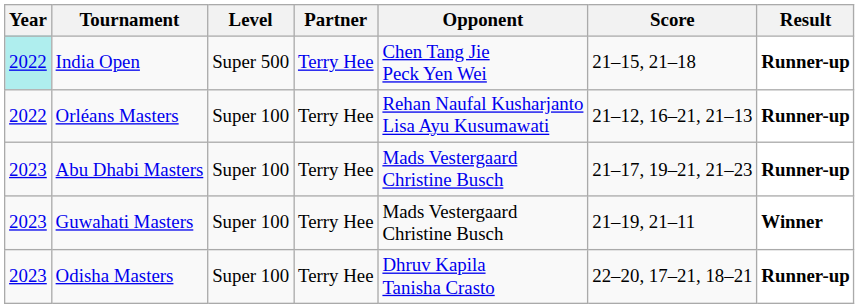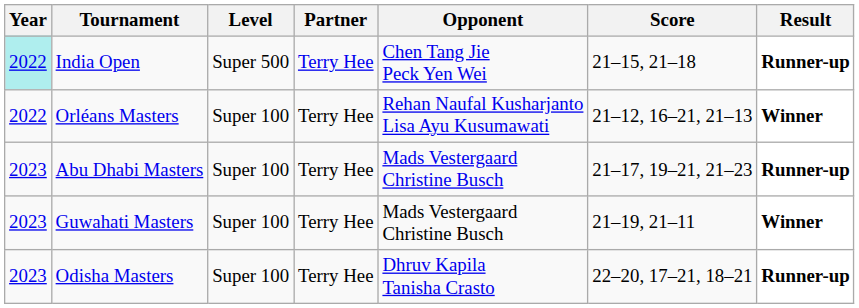(806, 116) Runner-up -> (792, 116) Winner
